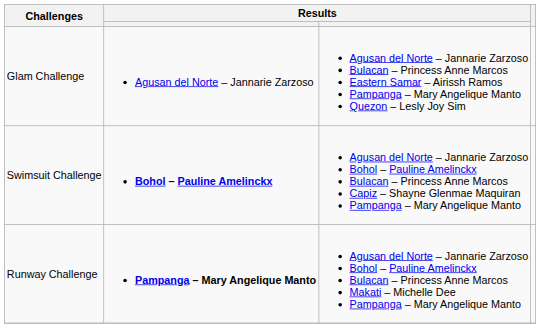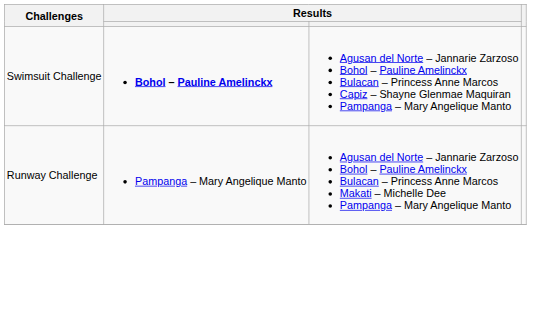- row: (46, 76)
(211, 280) bold -> (206, 181) normal
